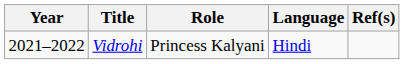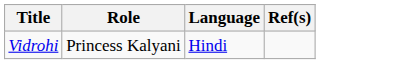- column: (47, 17)
